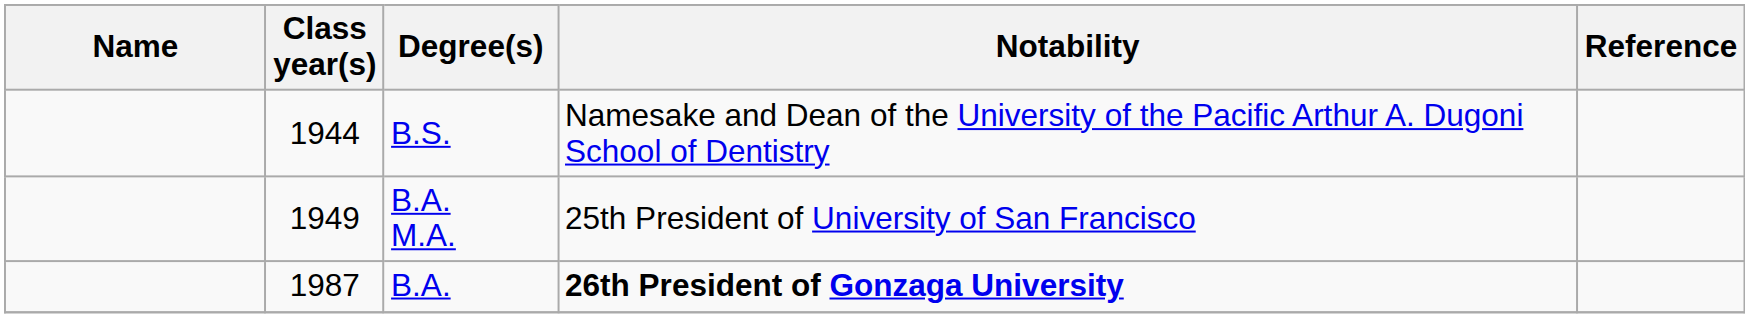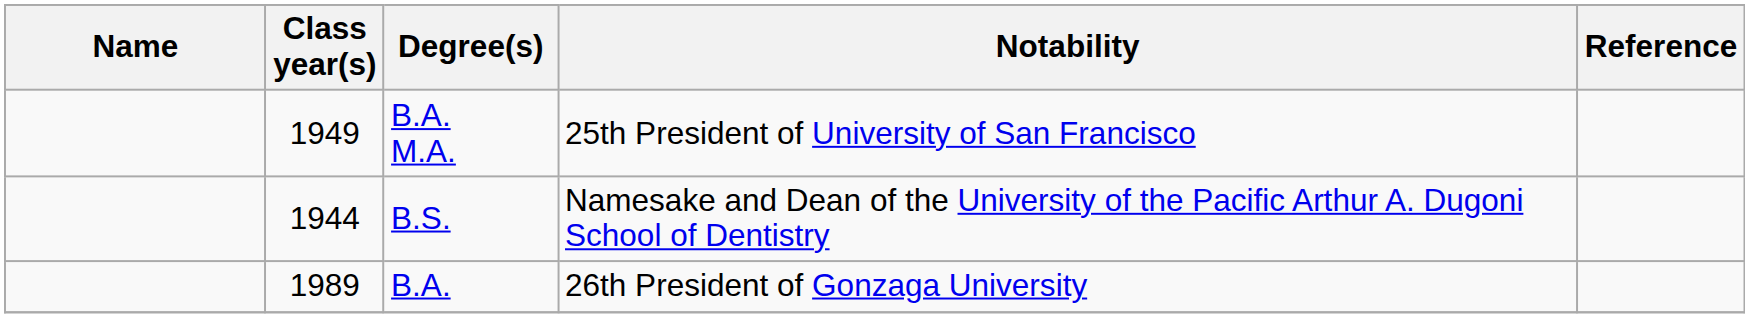rows swapped: (421, 132) <-> (423, 218)
(325, 285) 1987 -> (325, 285) 1989
(844, 285) bold -> (826, 285) normal
